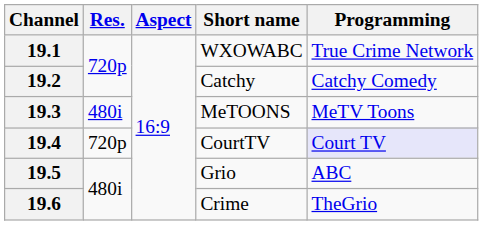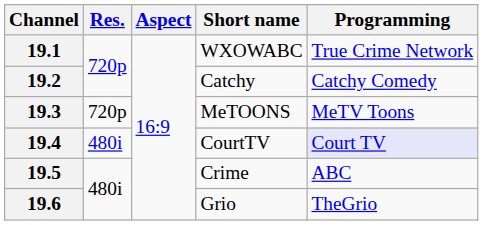(105, 111) 480i -> (107, 111) 720p
(107, 142) 720p -> (105, 142) 480i
(218, 173) Grio -> (225, 173) Crime
(225, 204) Crime -> (218, 204) Grio
